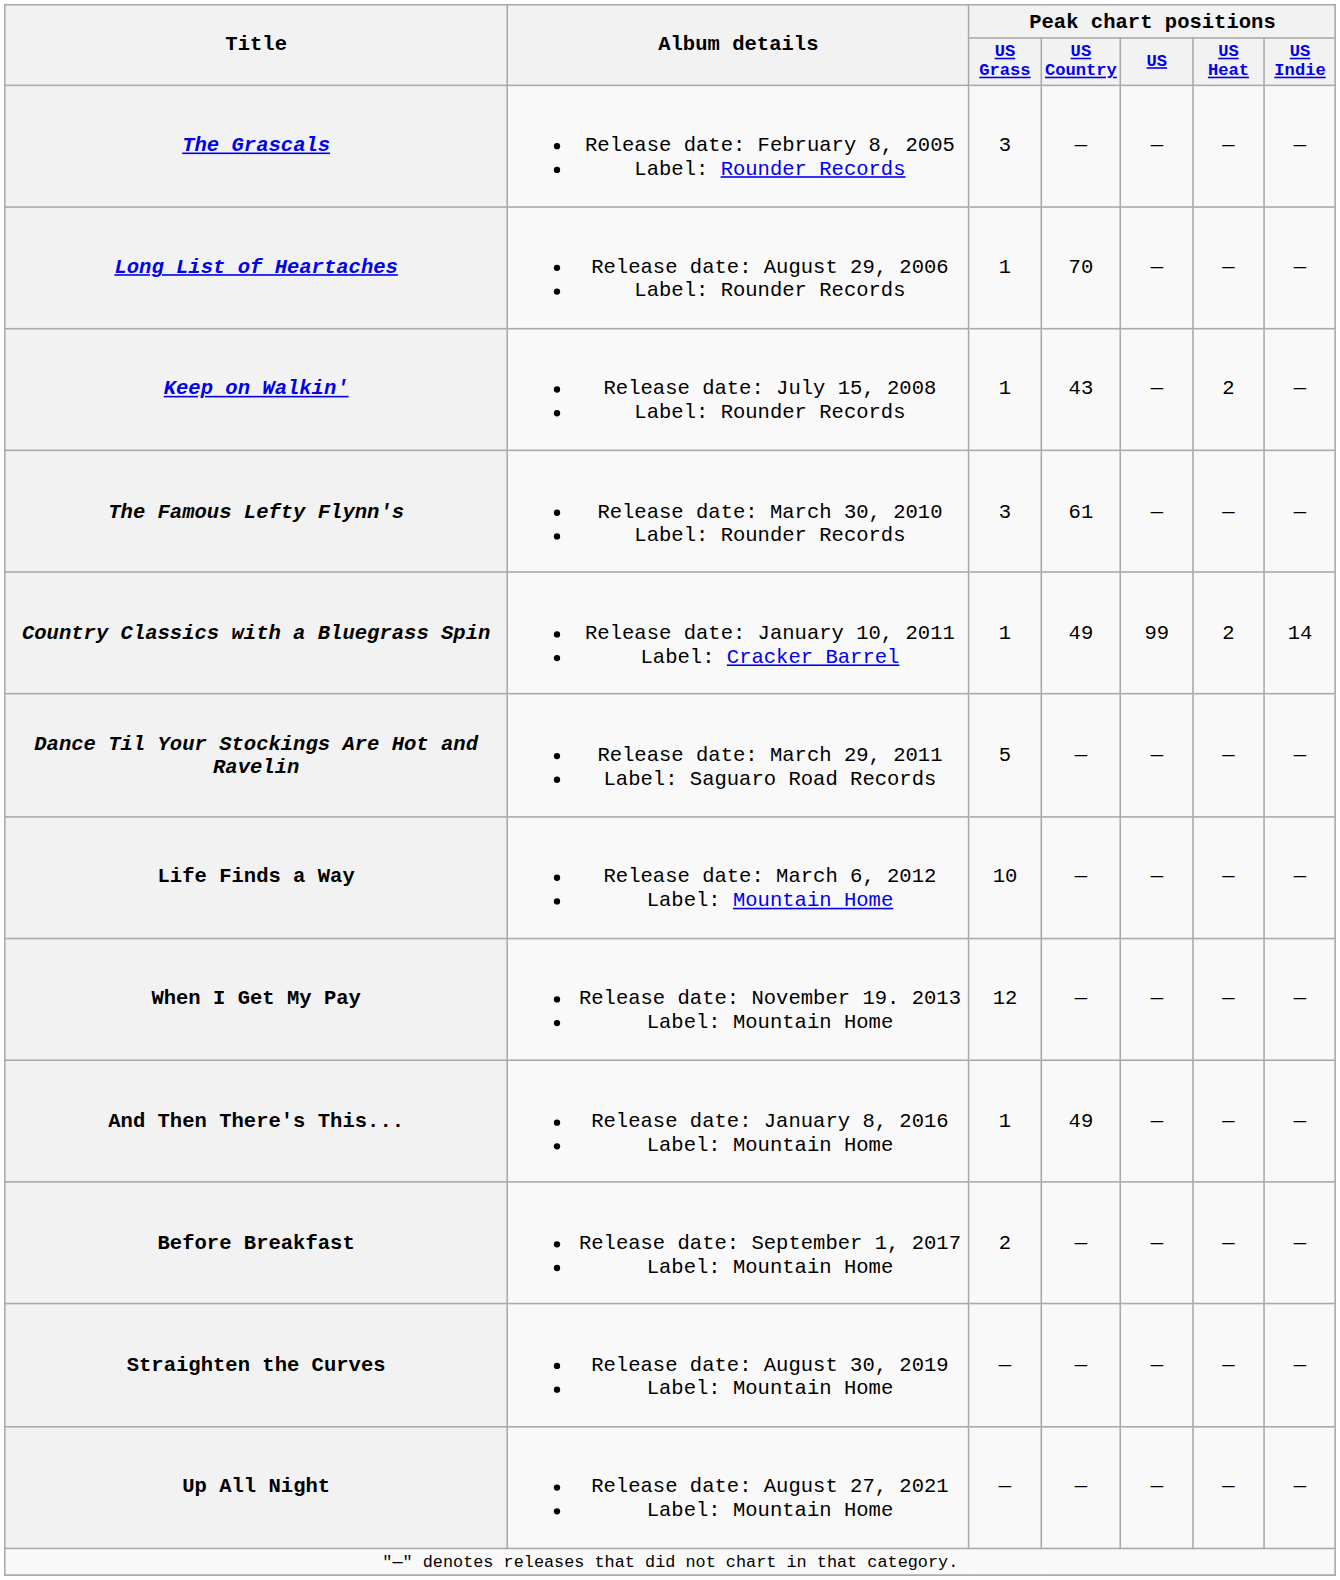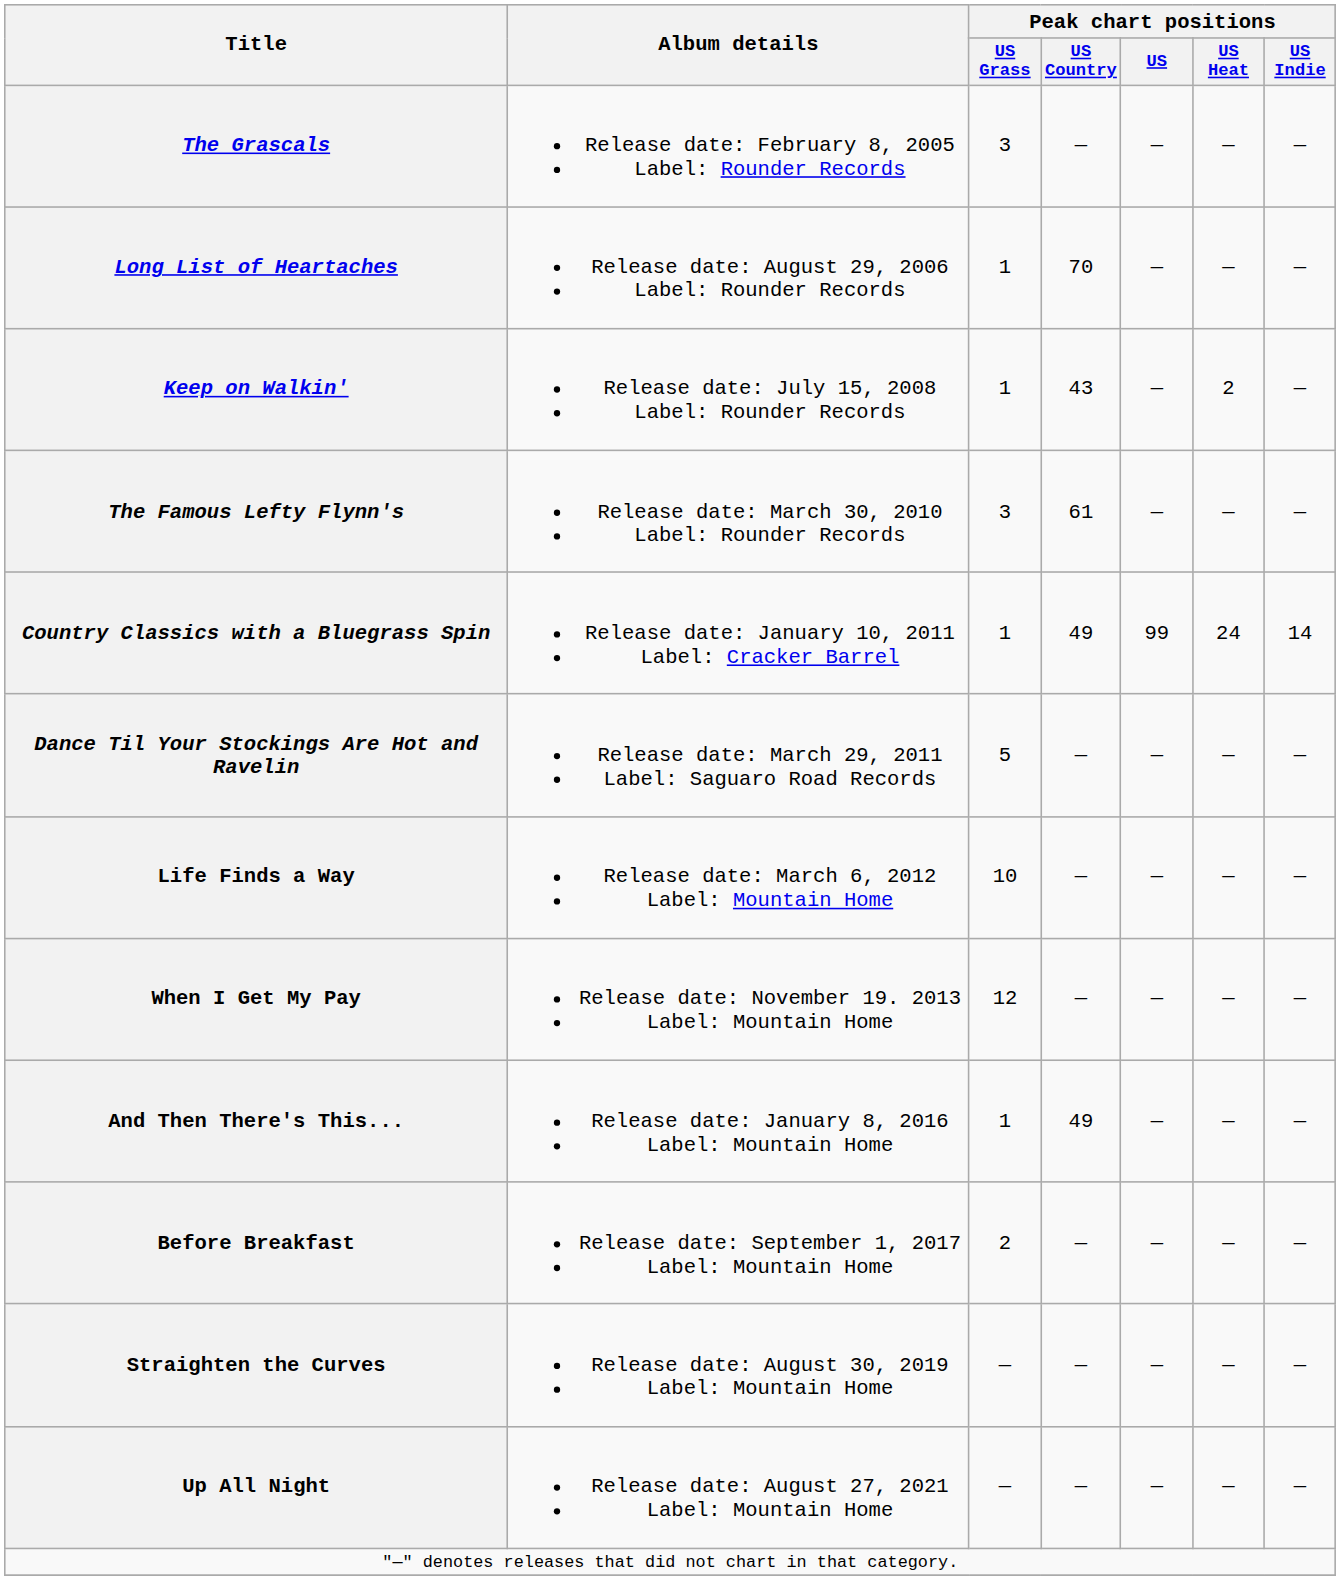(1228, 633) 2 -> (1228, 633) 24
